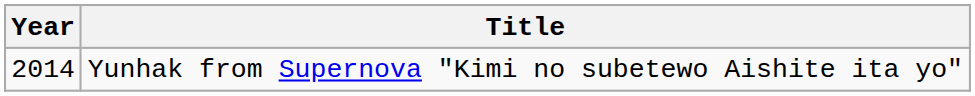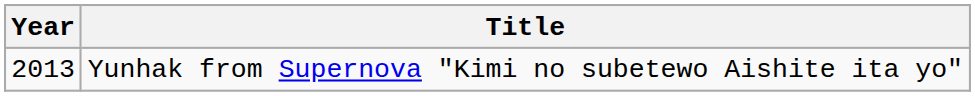(43, 70) 2014 -> (43, 70) 2013
